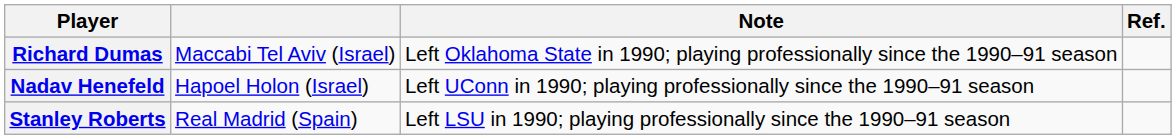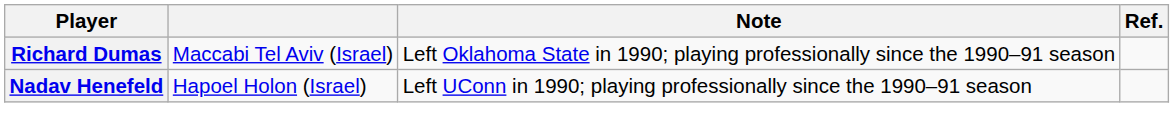- row: (87, 119)
